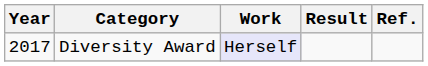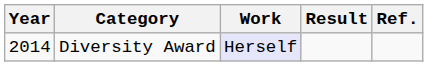(30, 47) 2017 -> (30, 47) 2014
